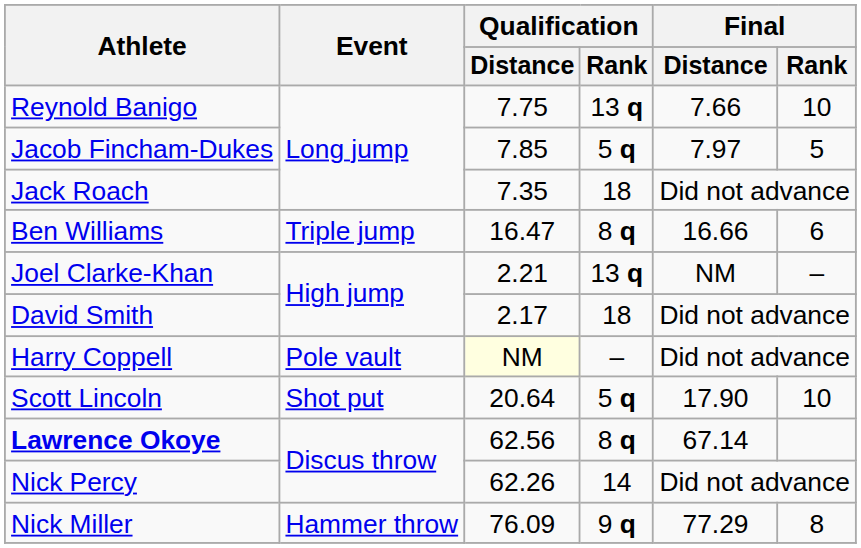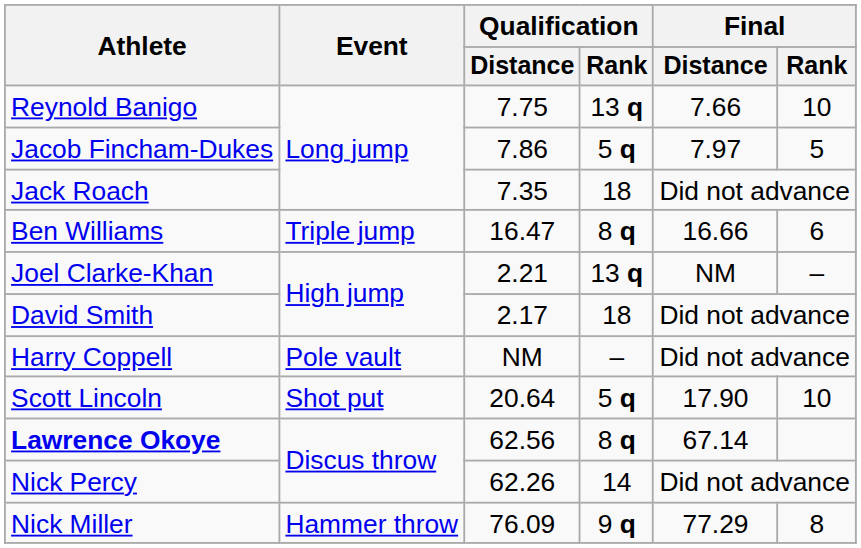(522, 149) 7.85 -> (522, 149) 7.86
(522, 357) lightyellow background -> (522, 357) no background
